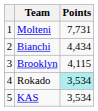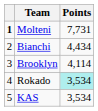(9, 30) normal -> (9, 30) bold
(79, 64) 4,115 -> (79, 64) 4,114
